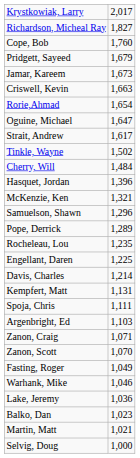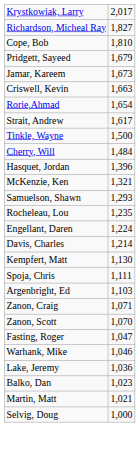(122, 43) 1,760 -> (122, 43) 1,810
- row: (39, 120)
(122, 151) 1,502 -> (122, 136) 1,500
(122, 213) 1,296 -> (122, 197) 1,293
- row: (34, 228)
(122, 259) 1,225 -> (122, 228) 1,224
(122, 290) 1,131 -> (122, 259) 1,130
(122, 368) 1,049 -> (122, 337) 1,047
